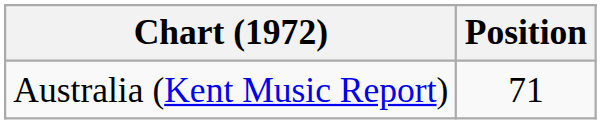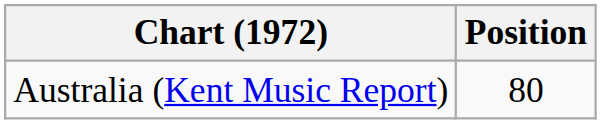(526, 88) 71 -> (526, 88) 80
